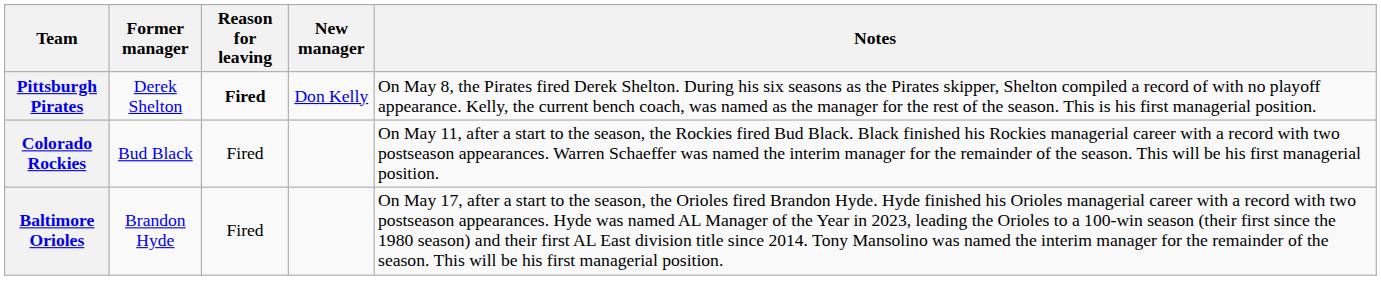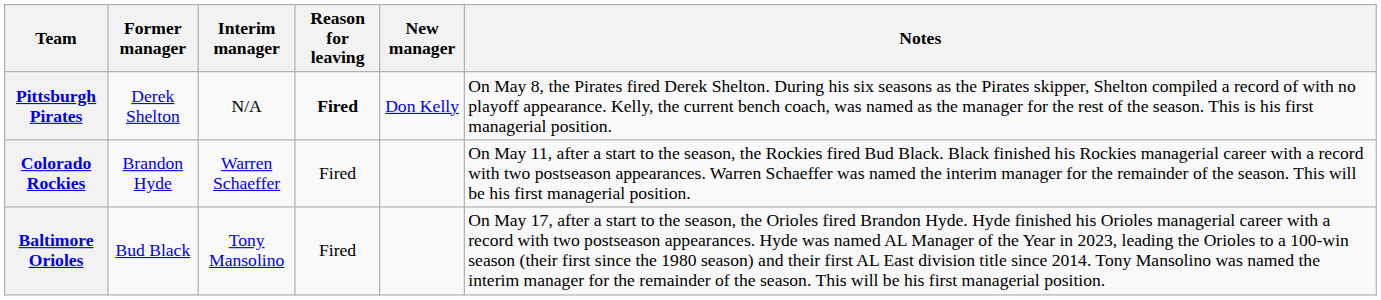+ column: (247, 38)
(155, 153) Bud Black -> (153, 173) Brandon Hyde
(155, 230) Brandon Hyde -> (153, 250) Bud Black
